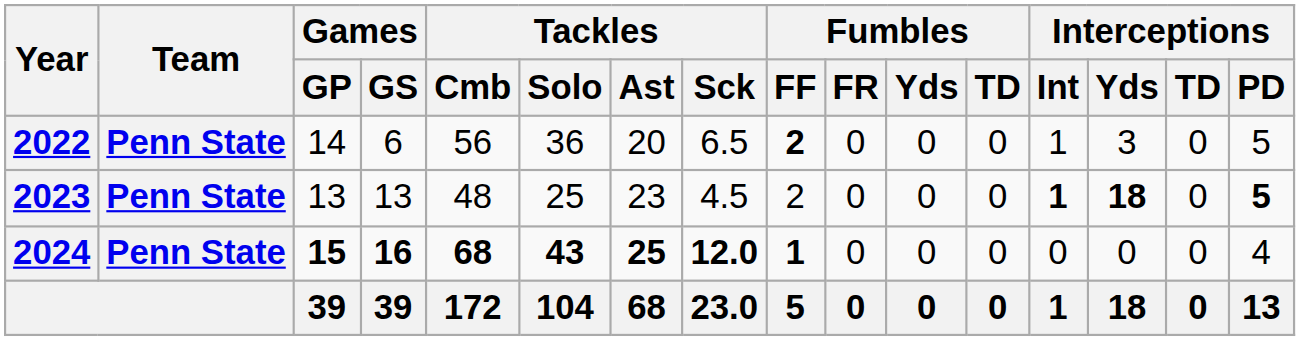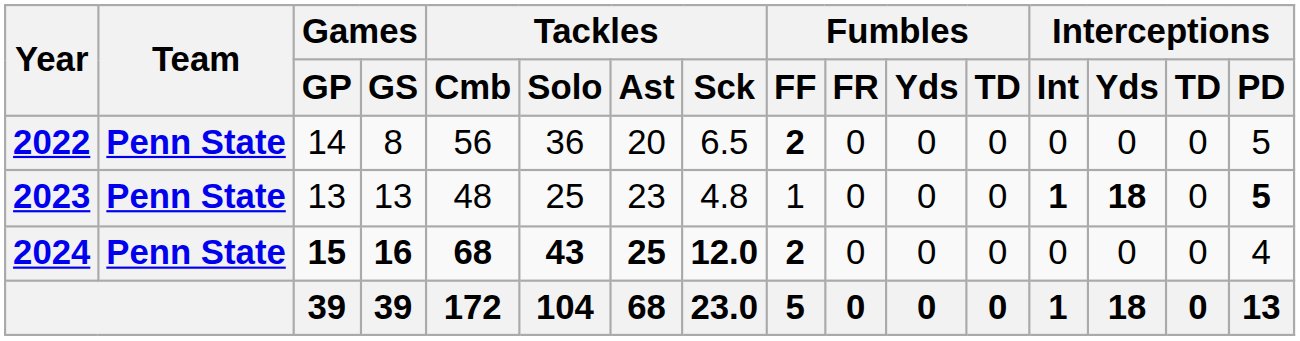(393, 142) 6 -> (393, 142) 8
(1058, 142) 1 -> (1058, 142) 0
(1127, 142) 3 -> (1127, 142) 0
(724, 197) 4.5 -> (724, 197) 4.8
(795, 197) 2 -> (795, 197) 1
(795, 252) 1 -> (795, 252) 2
